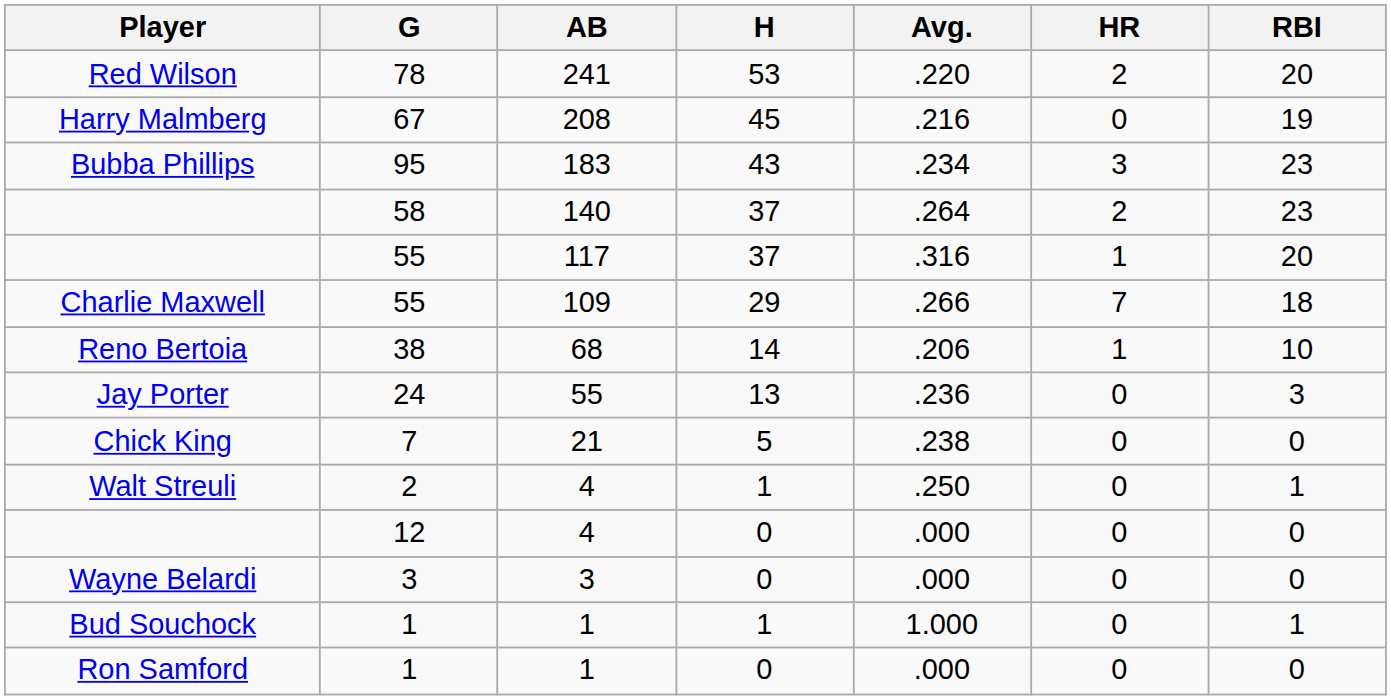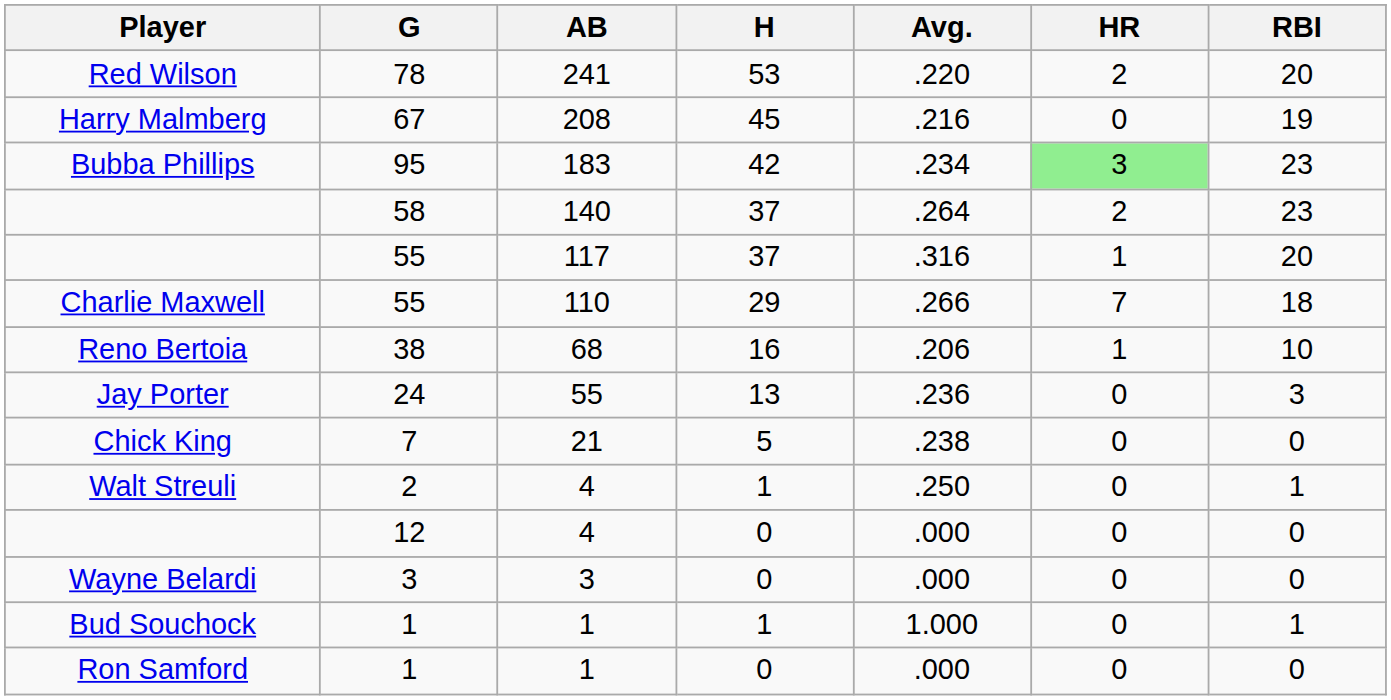(764, 165) 43 -> (764, 165) 42
(1119, 165) no background -> (1119, 165) lightgreen background
(587, 303) 109 -> (587, 303) 110
(764, 348) 14 -> (764, 348) 16
